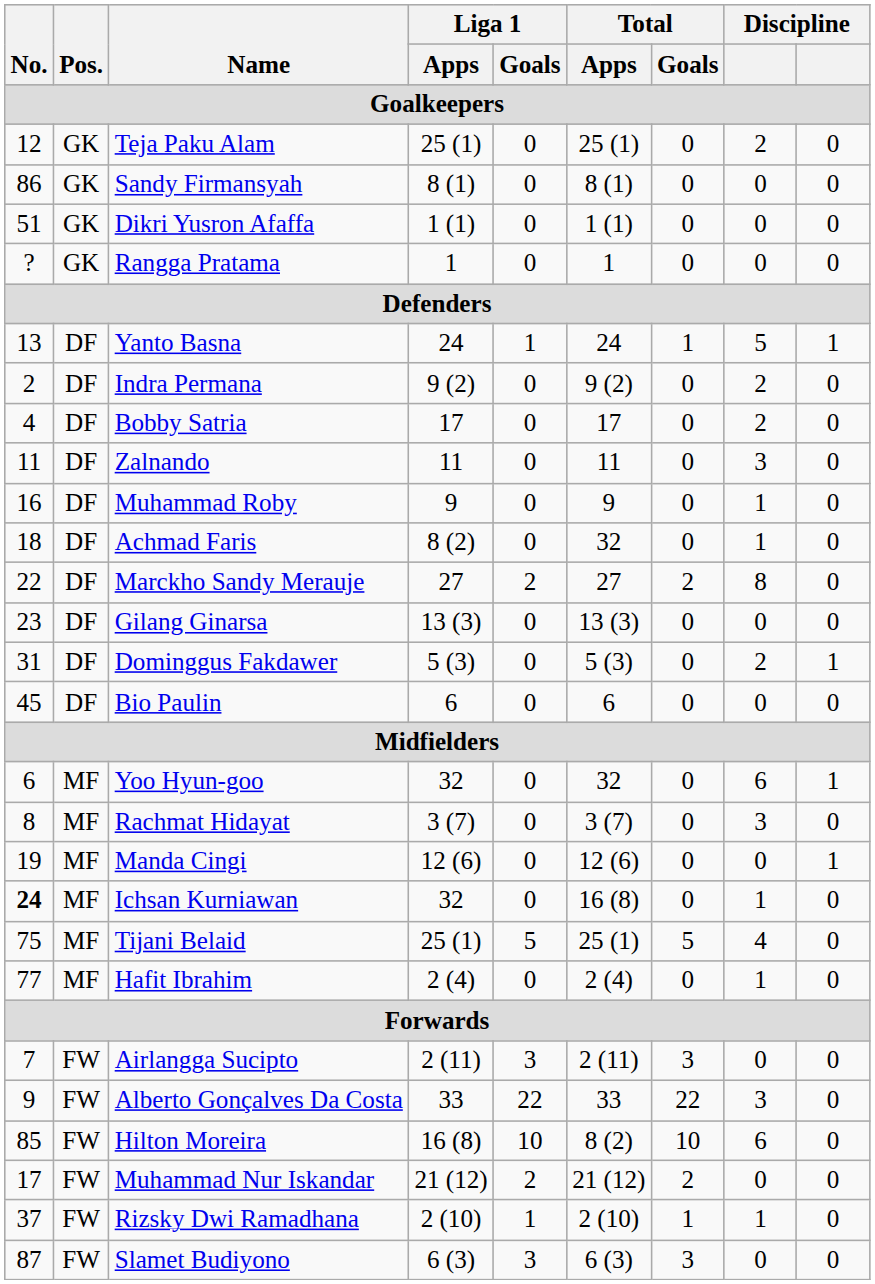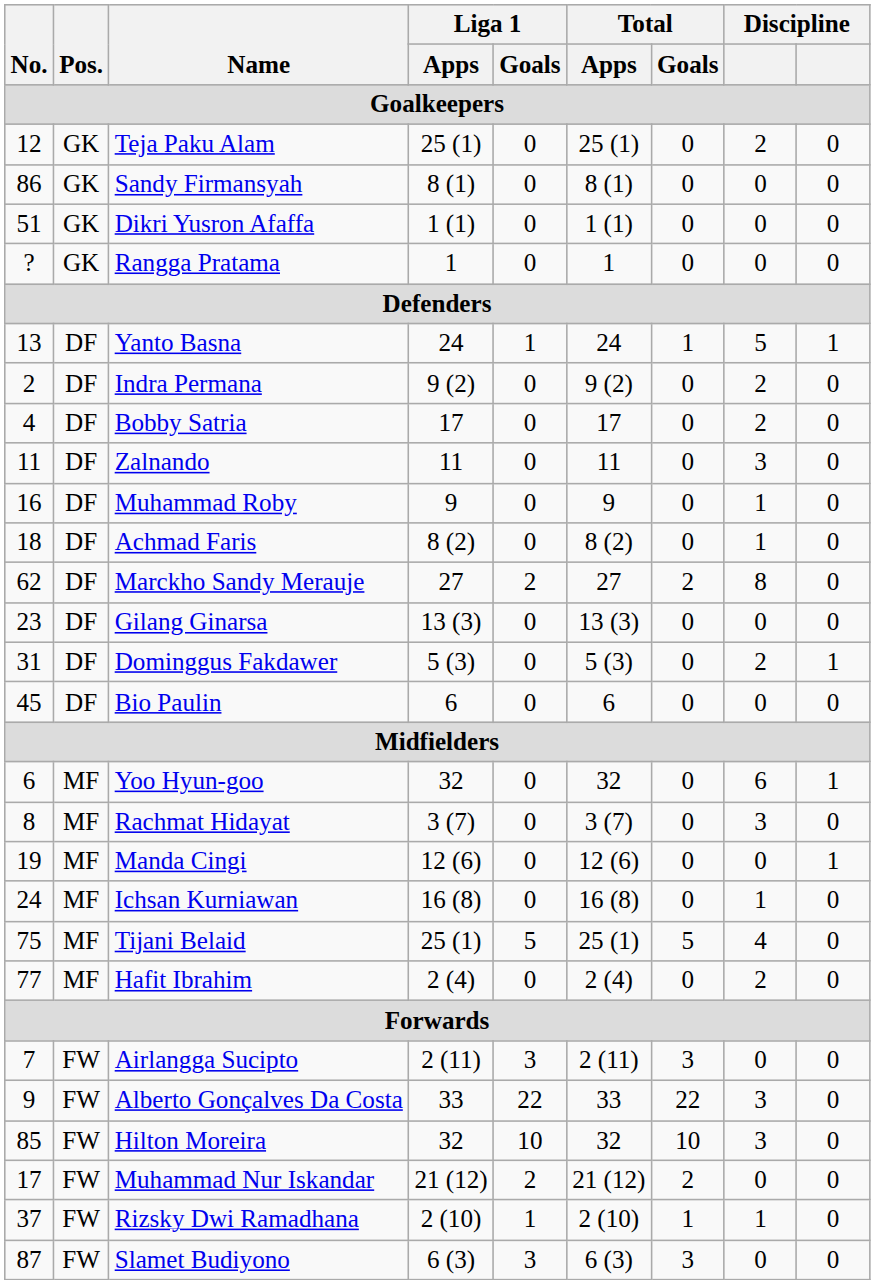(609, 542) 32 -> (609, 542) 8 (2)
(29, 582) 22 -> (29, 582) 62
(29, 900) bold -> (29, 900) normal
(451, 900) 32 -> (451, 900) 16 (8)
(761, 980) 1 -> (761, 980) 2
(451, 1139) 16 (8) -> (451, 1139) 32
(609, 1139) 8 (2) -> (609, 1139) 32
(761, 1139) 6 -> (761, 1139) 3
